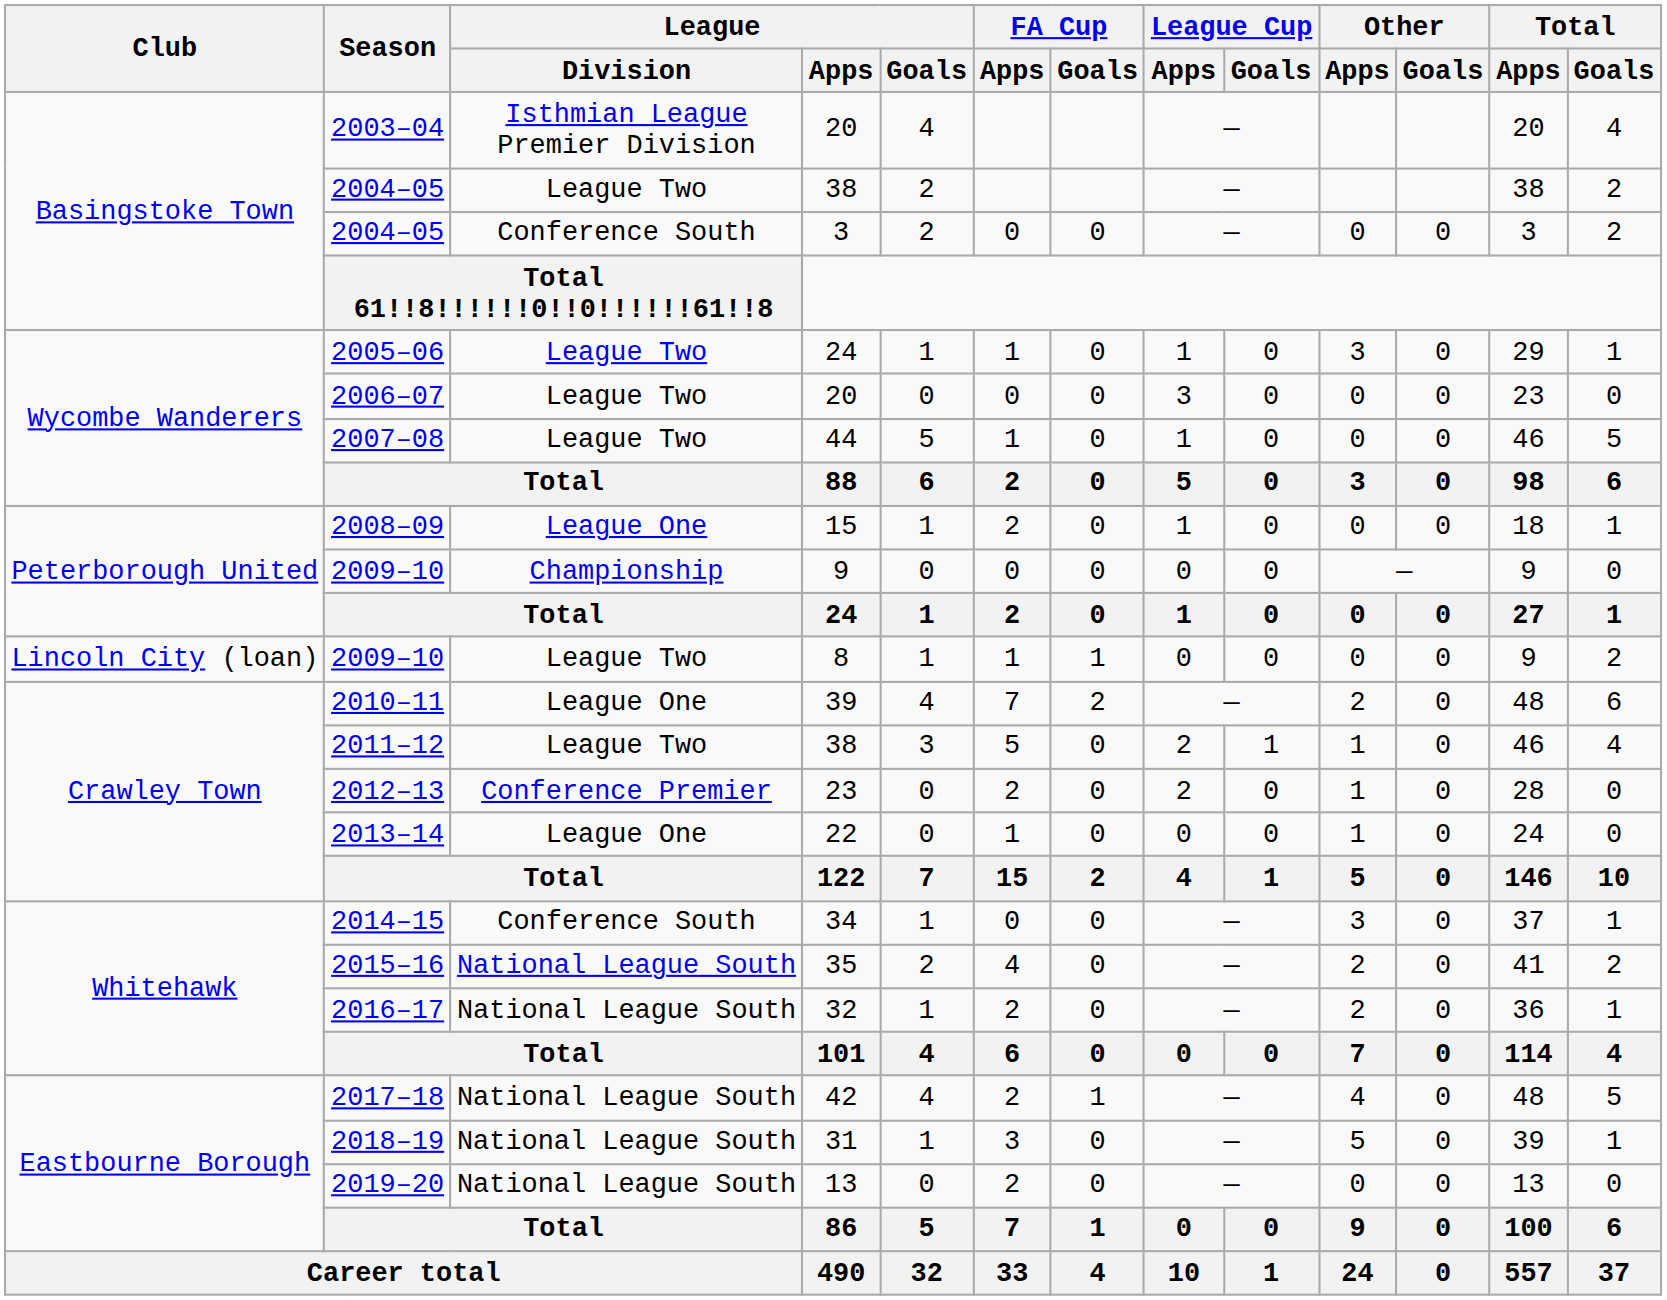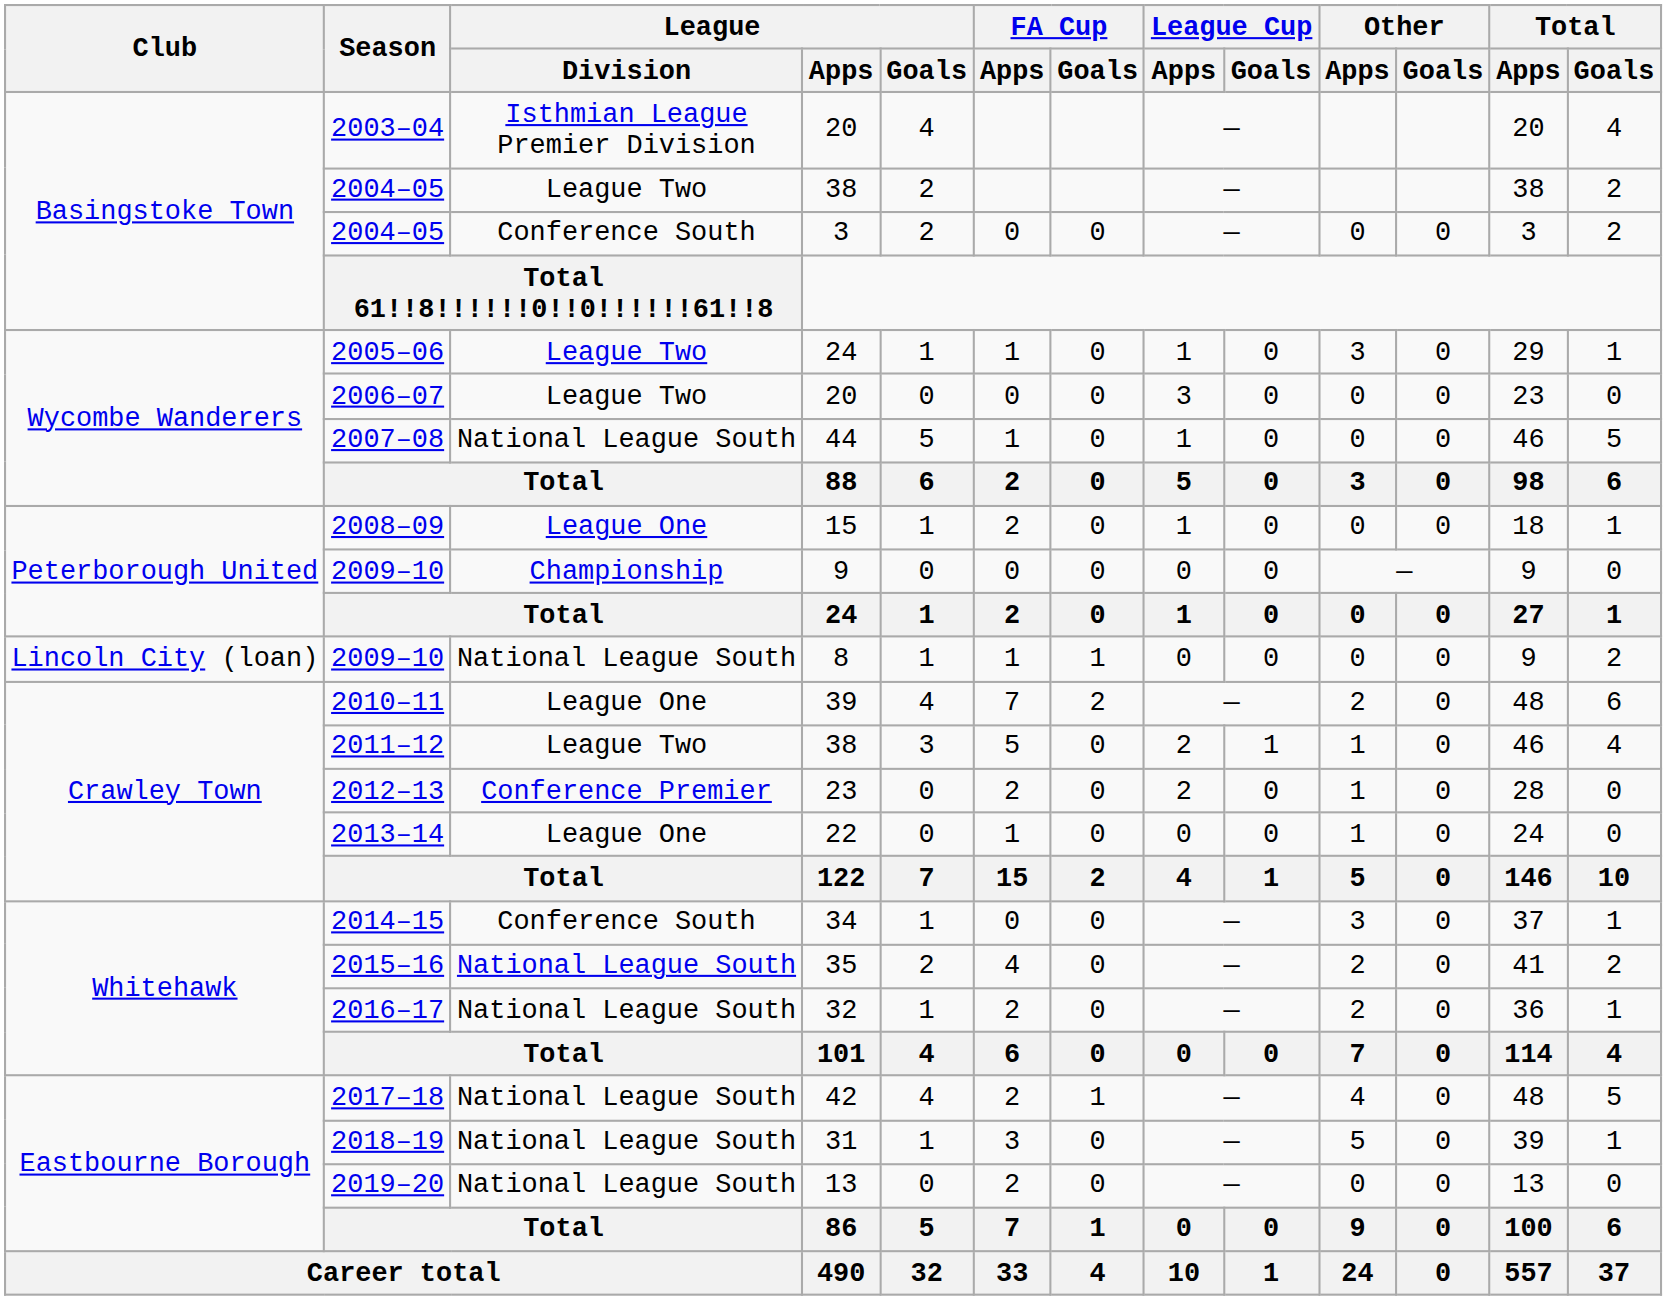(627, 440) League Two -> (627, 440) National League South
(627, 659) League Two -> (627, 659) National League South
